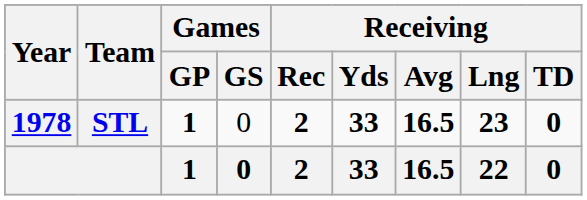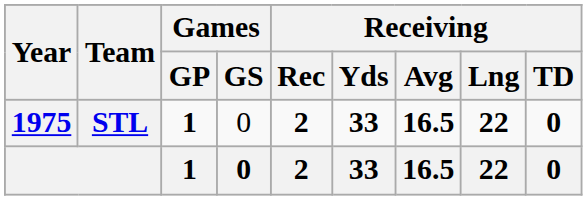(42, 122) 1978 -> (42, 122) 1975
(494, 122) 23 -> (494, 122) 22
